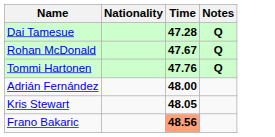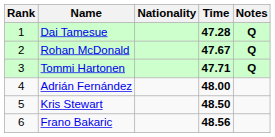+ column: (21, 13)
(183, 68) 47.76 -> (216, 68) 47.71
(183, 104) 48.05 -> (216, 104) 48.50
(183, 123) lightsalmon background -> (216, 123) no background
